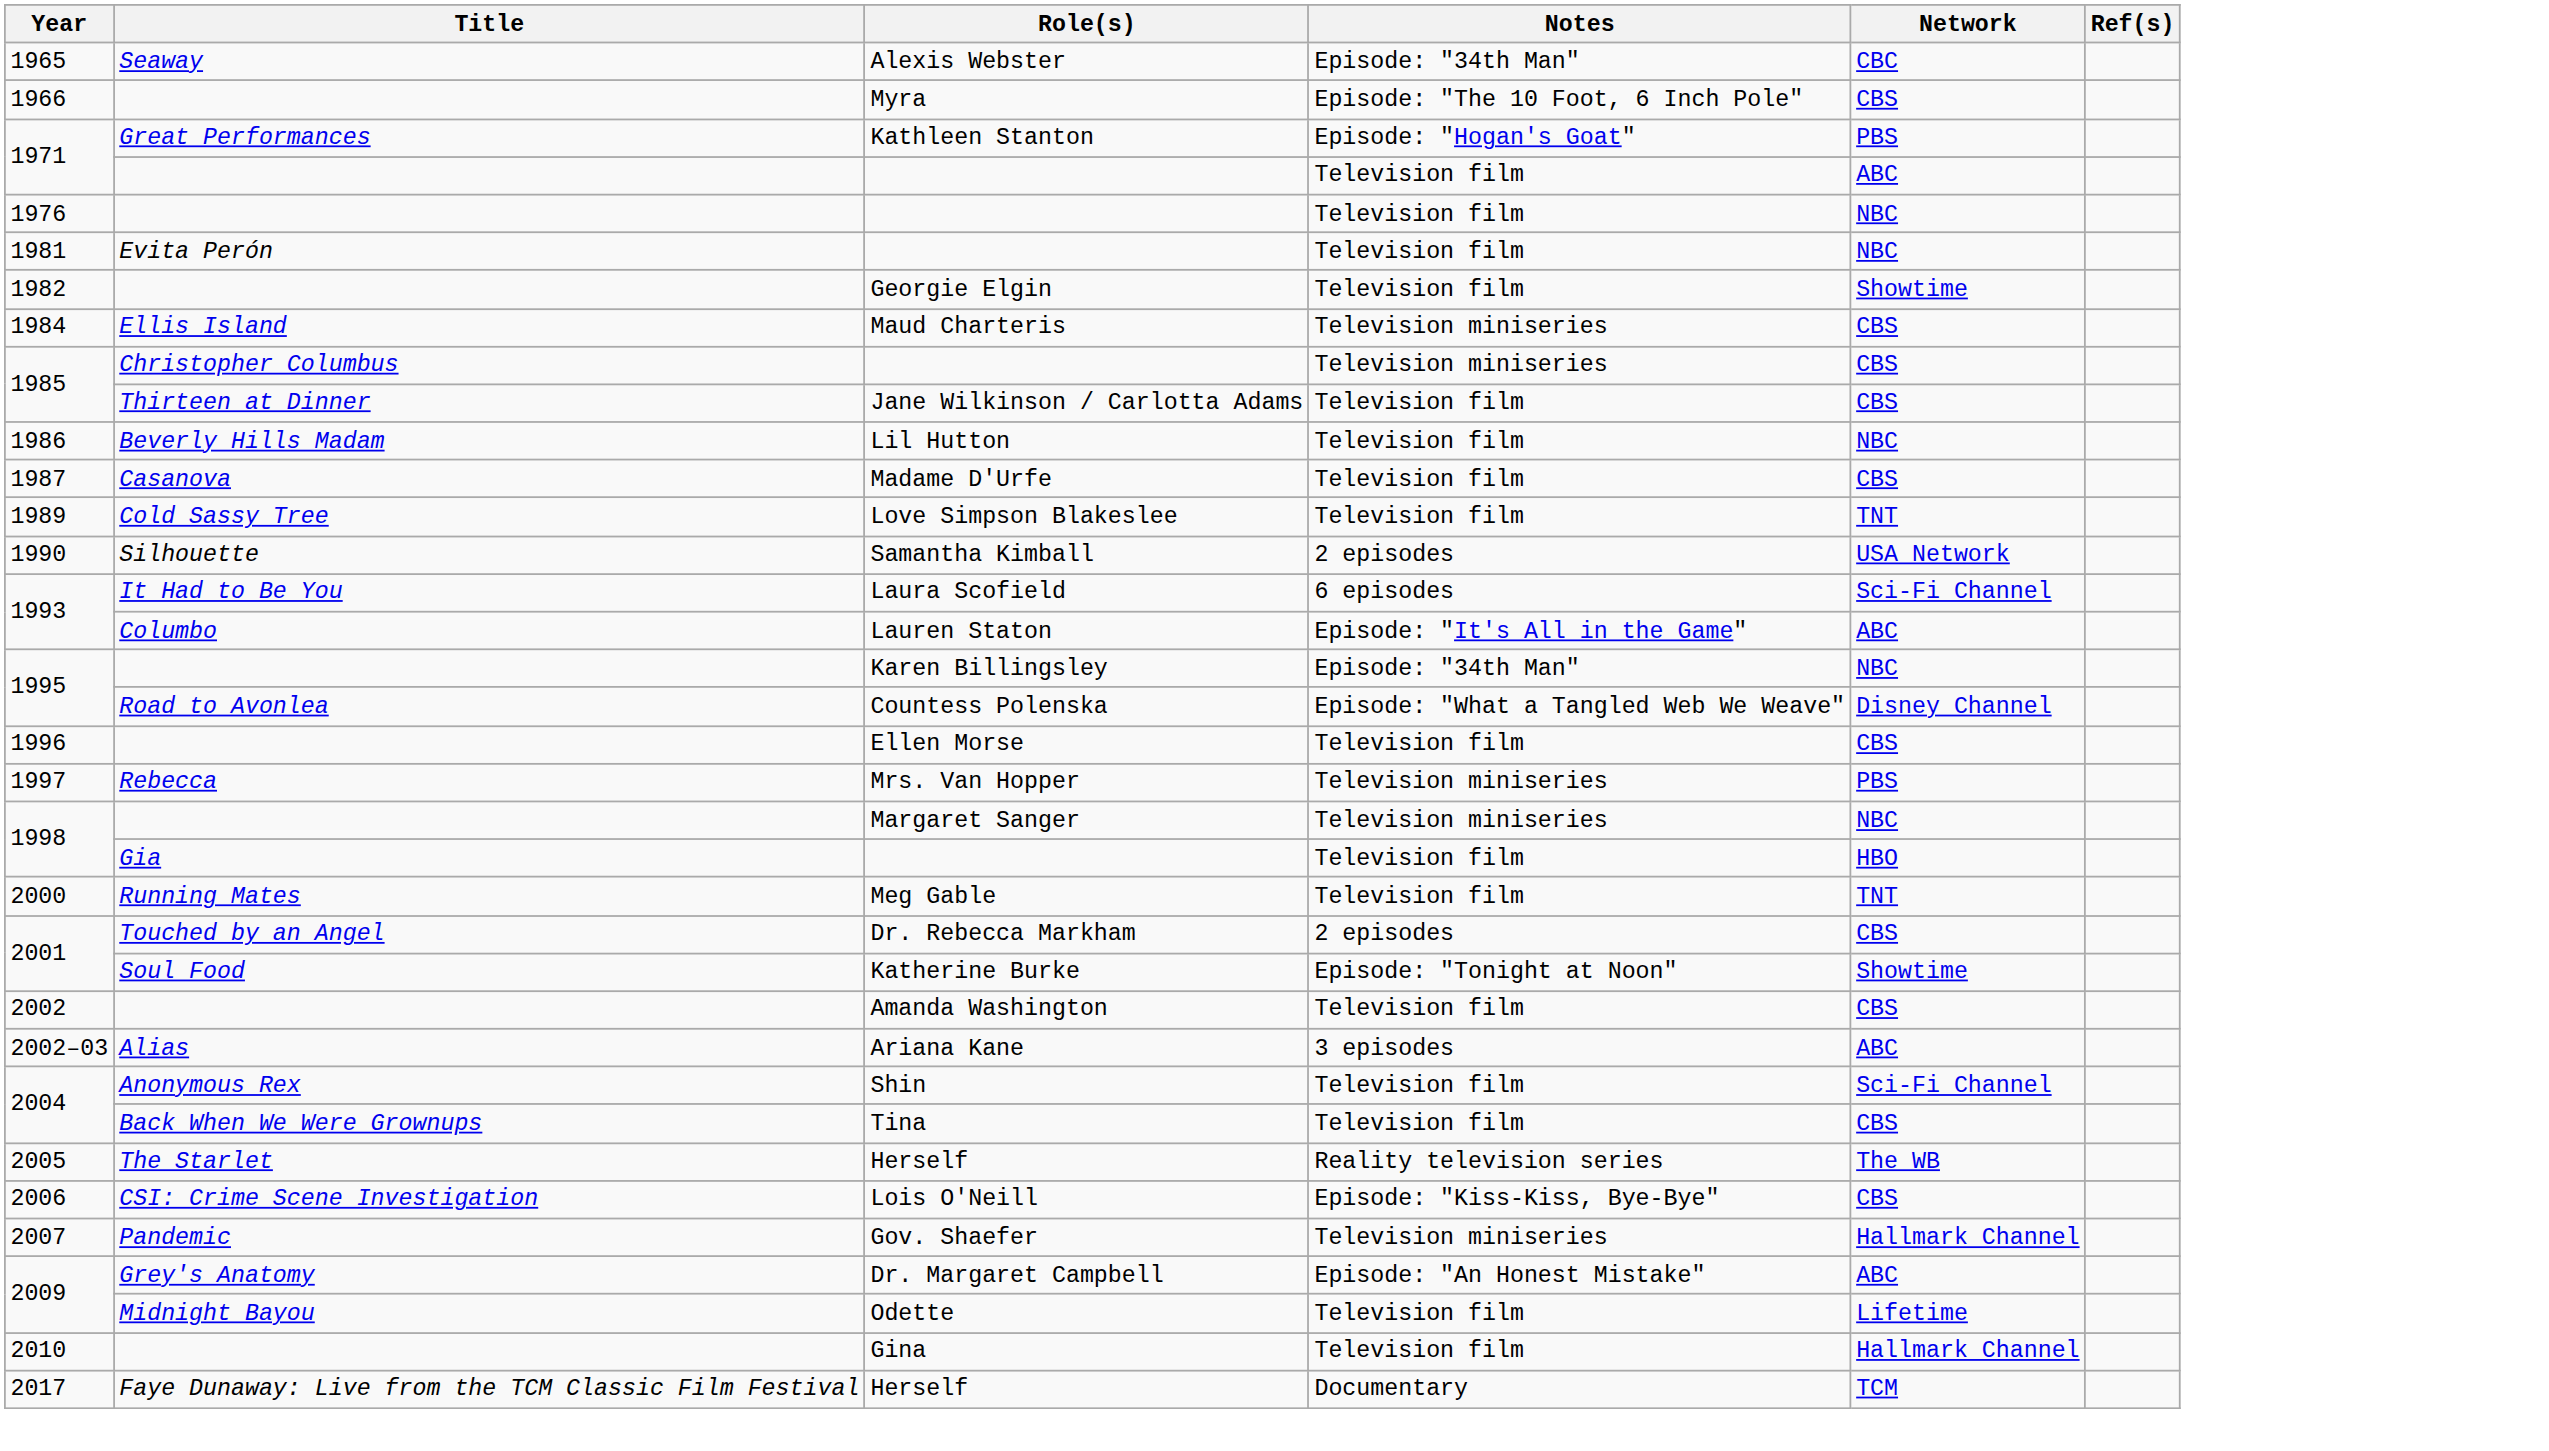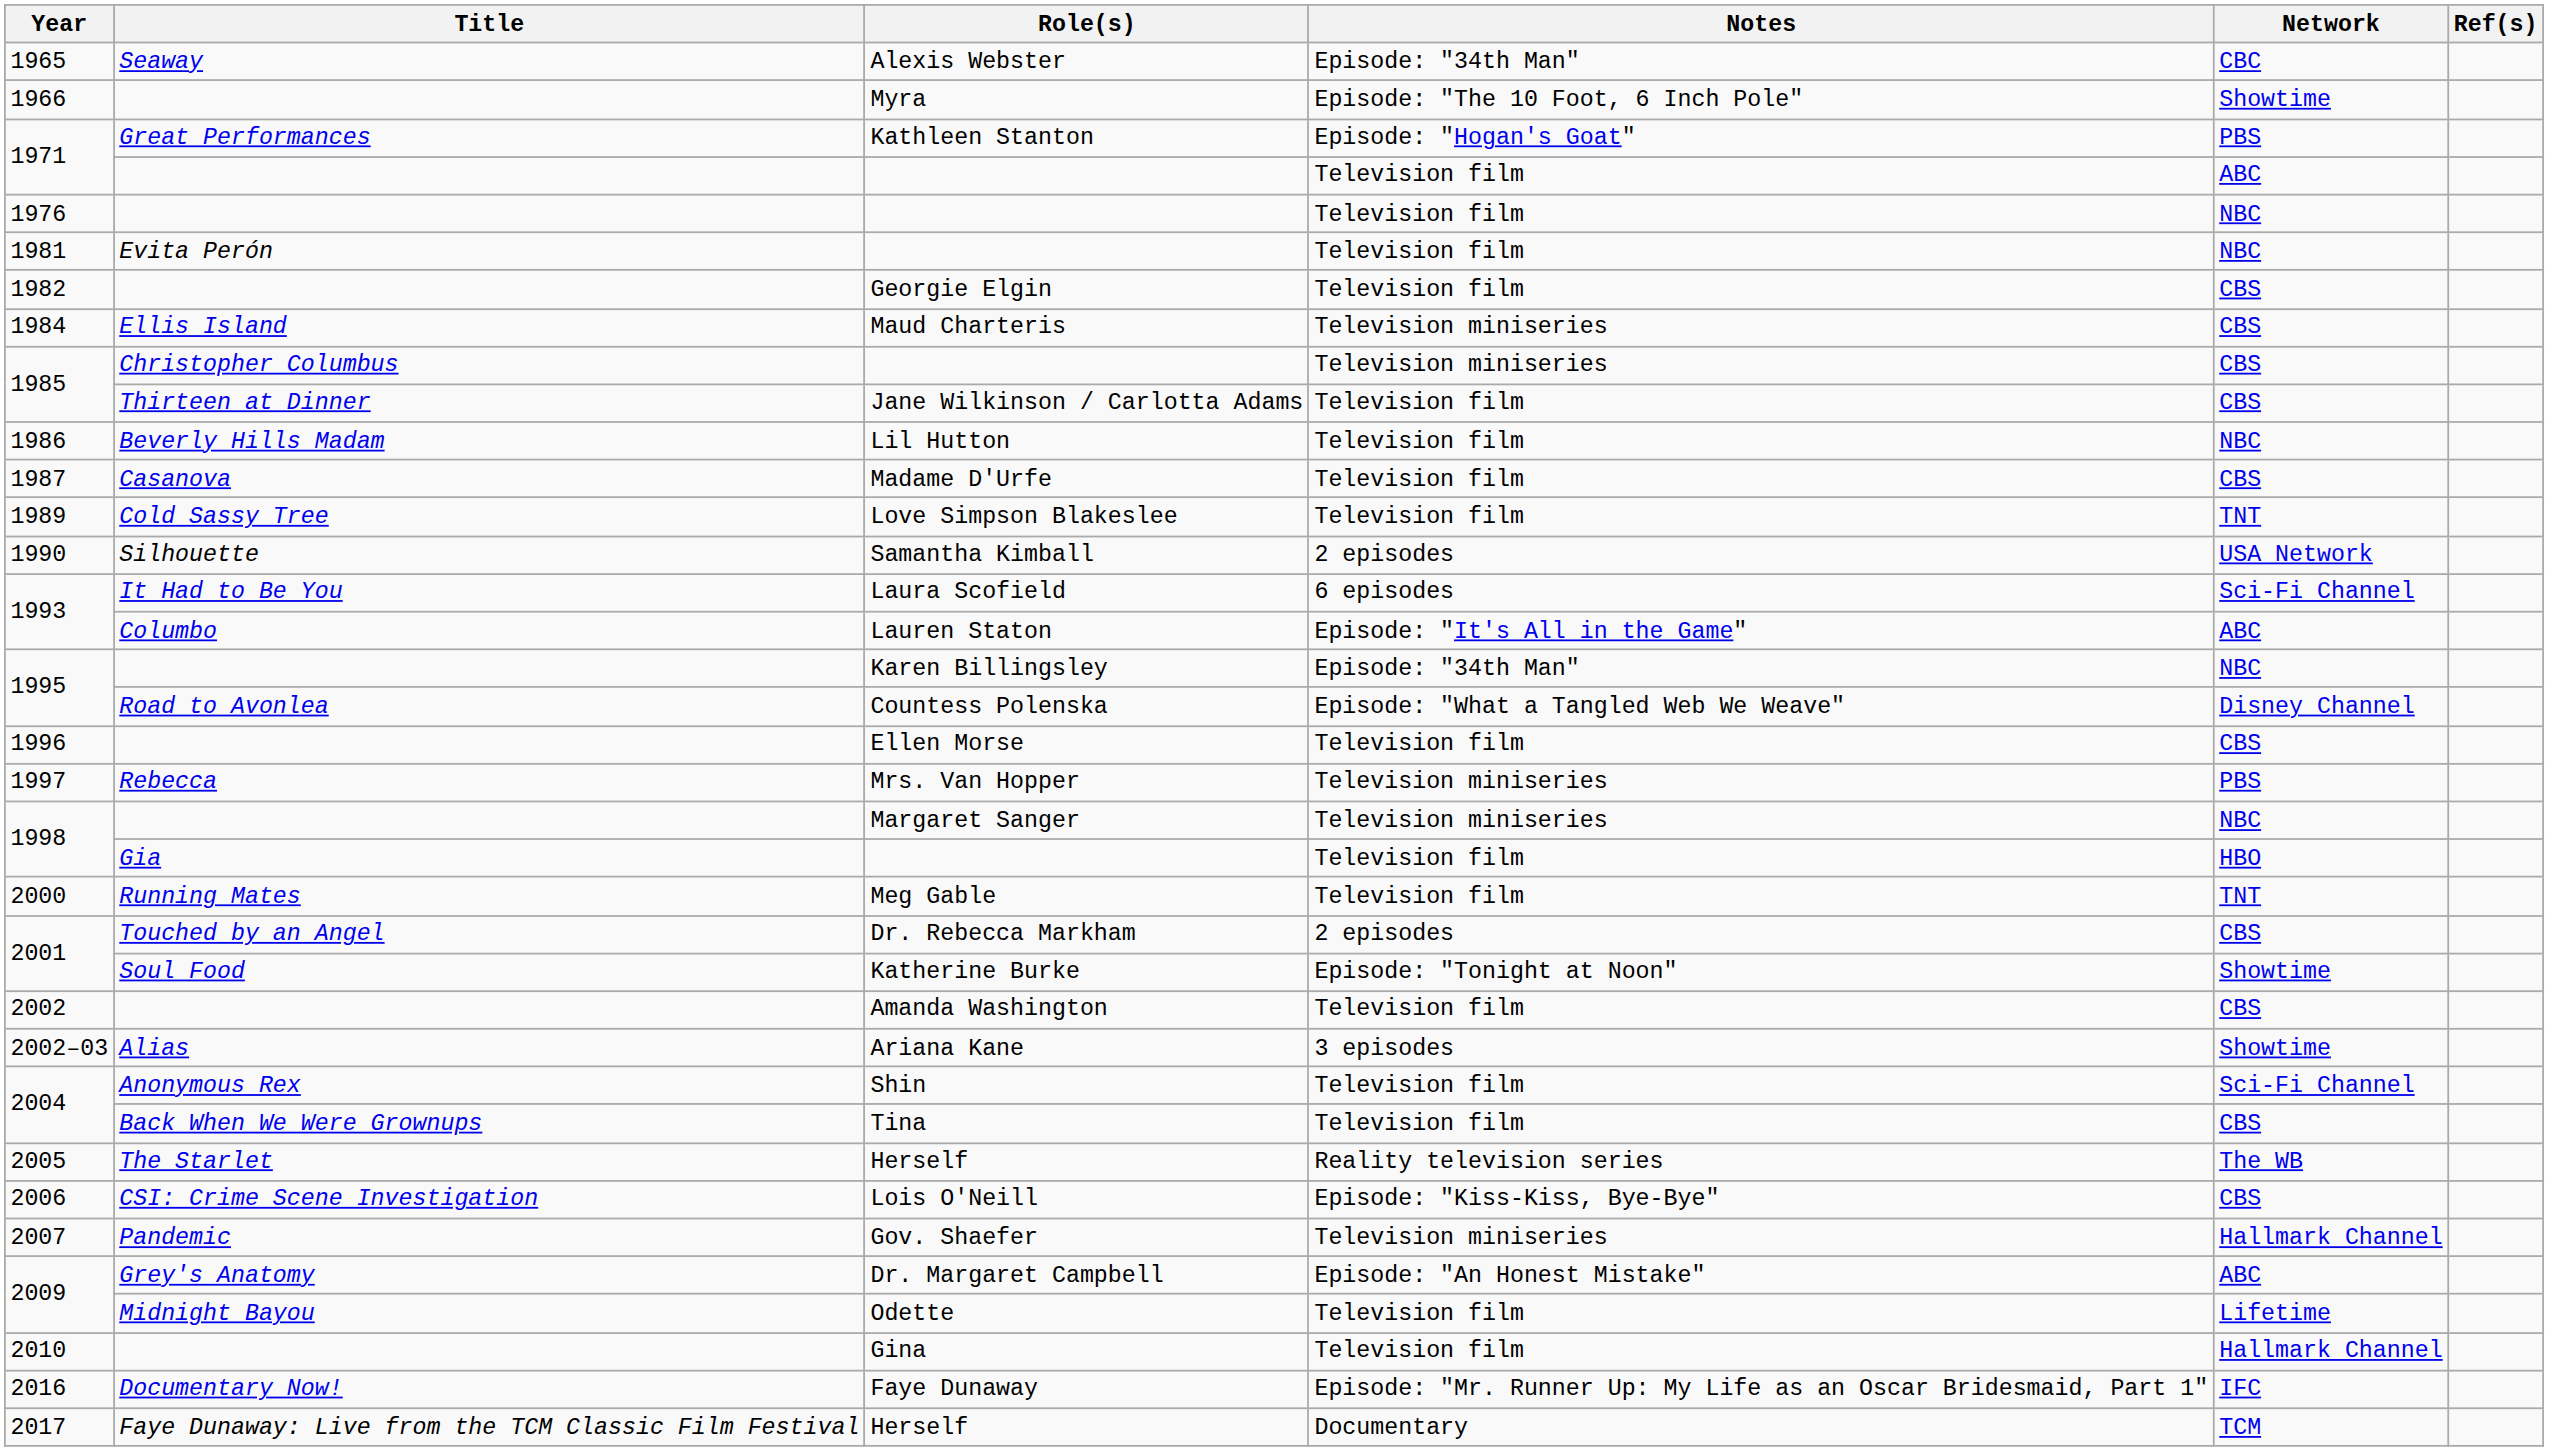(1877, 100) CBS -> (2275, 100) Showtime
(1912, 289) Showtime -> (2240, 289) CBS
(1877, 1048) ABC -> (2275, 1048) Showtime
+ row: (38, 1389)
